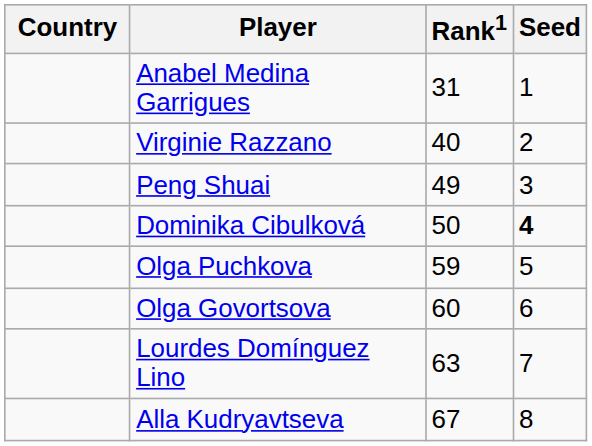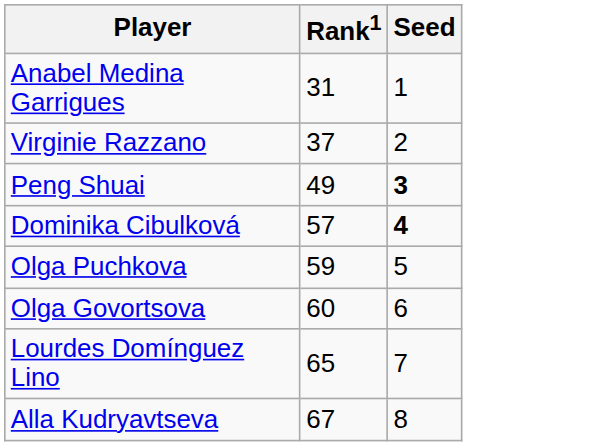- column: (67, 28)
(446, 143) 40 -> (321, 143) 37
(526, 184) normal -> (401, 184) bold
(446, 225) 50 -> (321, 225) 57
(446, 363) 63 -> (321, 363) 65
